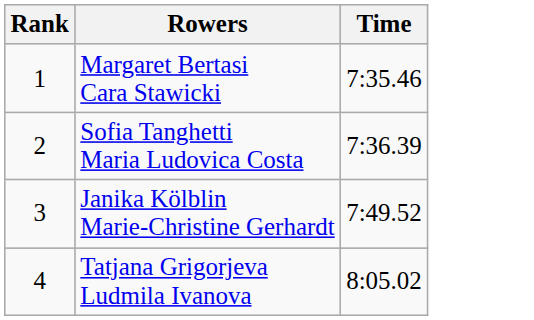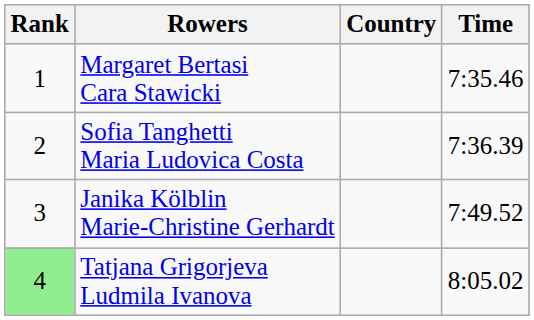+ column: (391, 24)
(40, 280) no background -> (40, 280) lightgreen background
